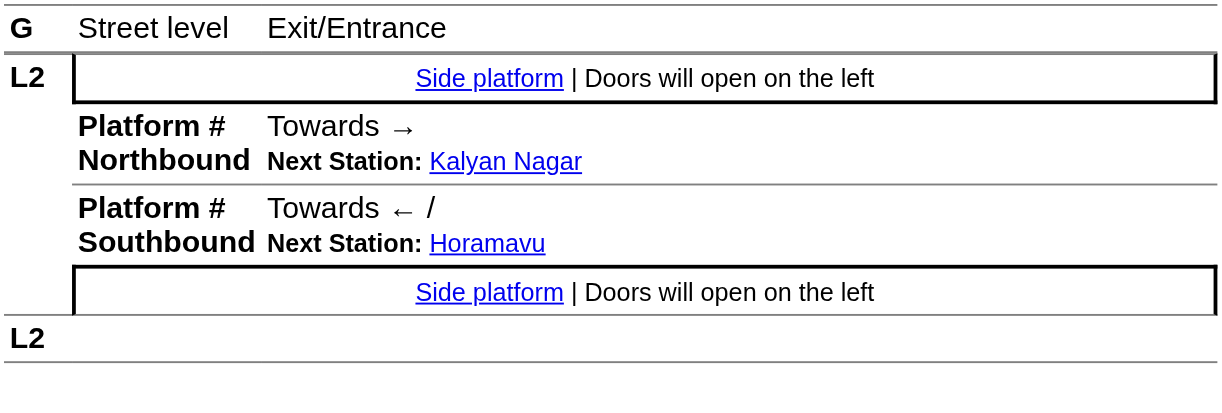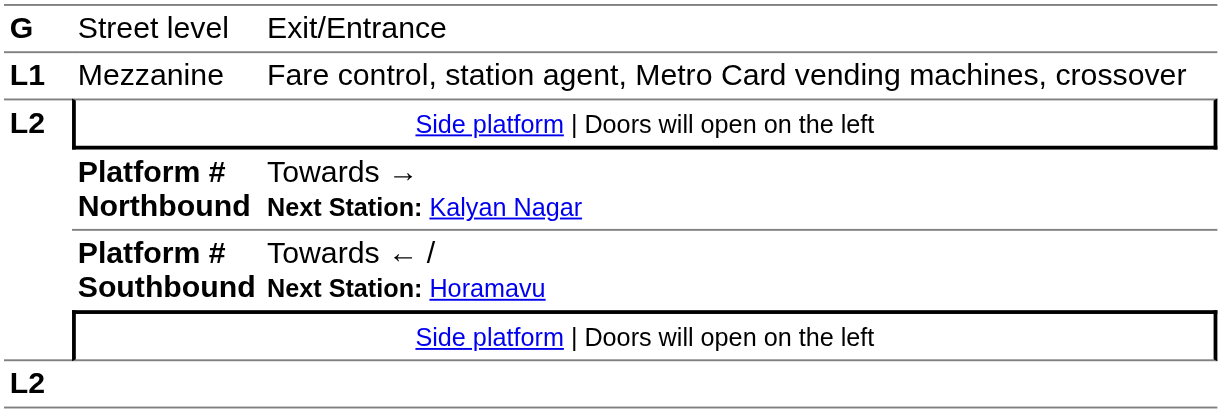+ row: (151, 75)
